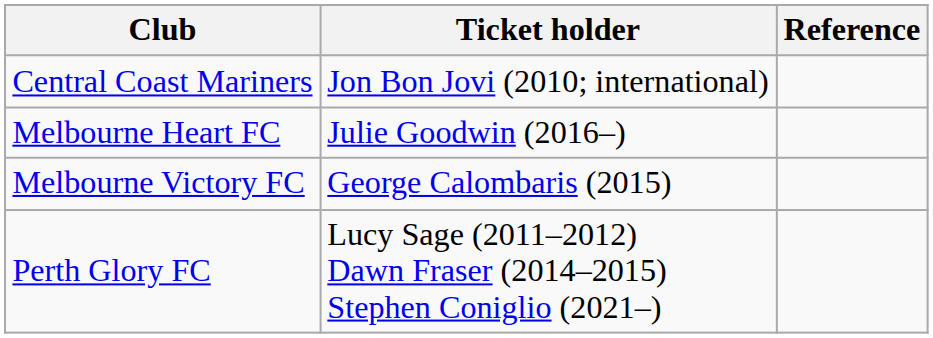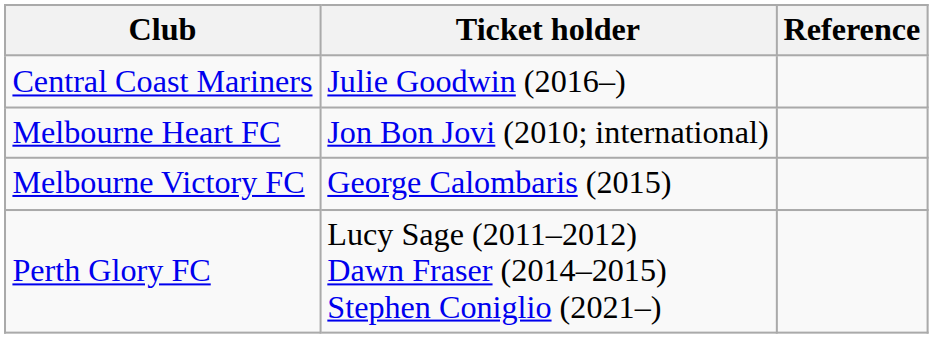(548, 81) Jon Bon Jovi (2010; international) -> (477, 81) Julie Goodwin (2016–)
(477, 132) Julie Goodwin (2016–) -> (548, 132) Jon Bon Jovi (2010; international)
